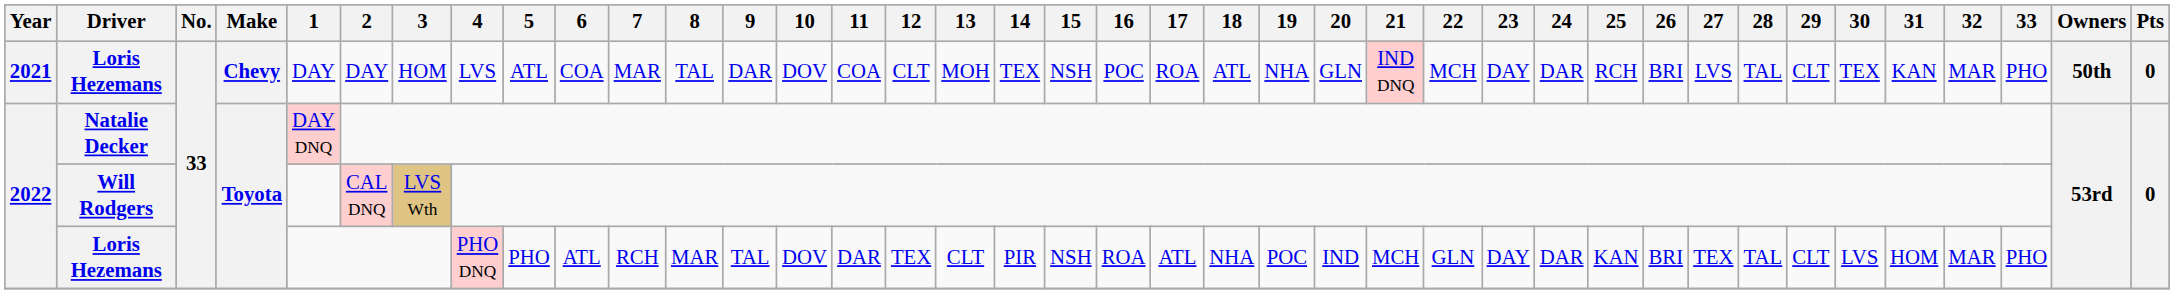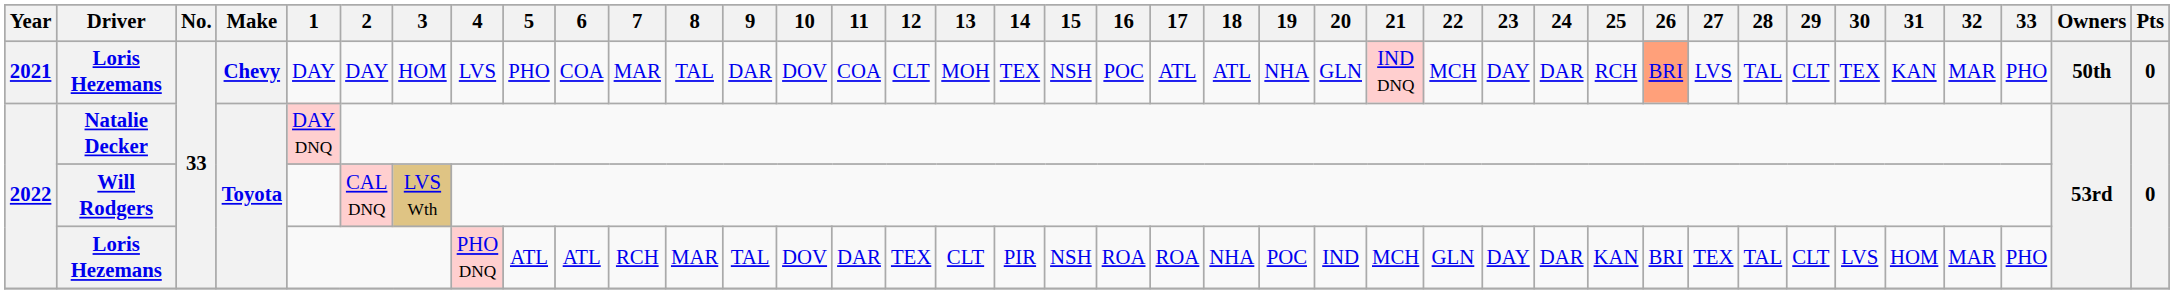(529, 71) ATL -> (529, 71) PHO
(1177, 71) ROA -> (1177, 71) ATL
(1666, 71) no background -> (1666, 71) lightsalmon background
(529, 257) PHO -> (529, 257) ATL
(1177, 257) ATL -> (1177, 257) ROA
